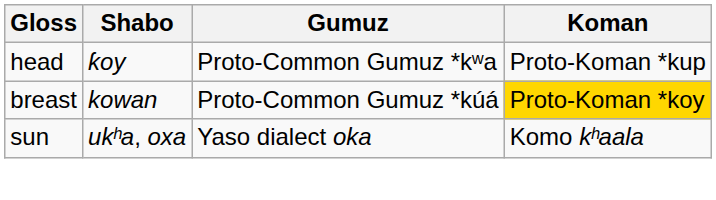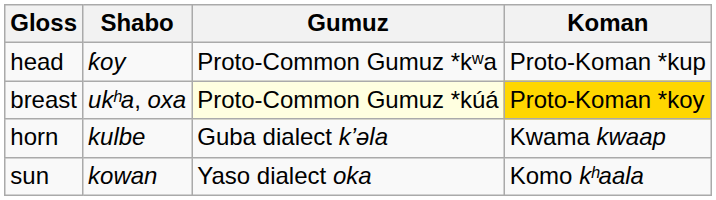(123, 99) kowan -> (137, 99) ukʰa, oxa
(348, 99) no background -> (348, 99) lightyellow background
+ row: (34, 137)
(137, 137) ukʰa, oxa -> (123, 175) kowan
